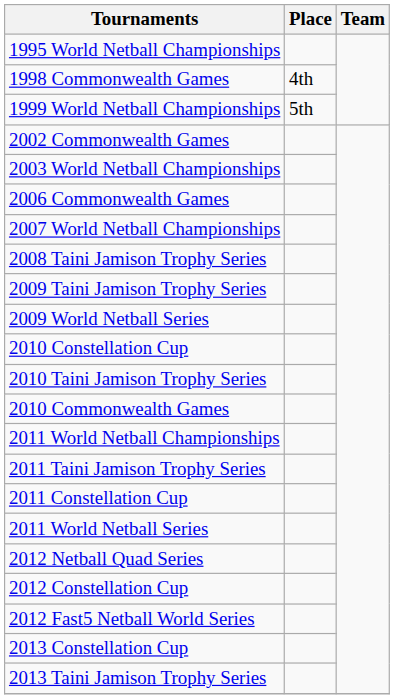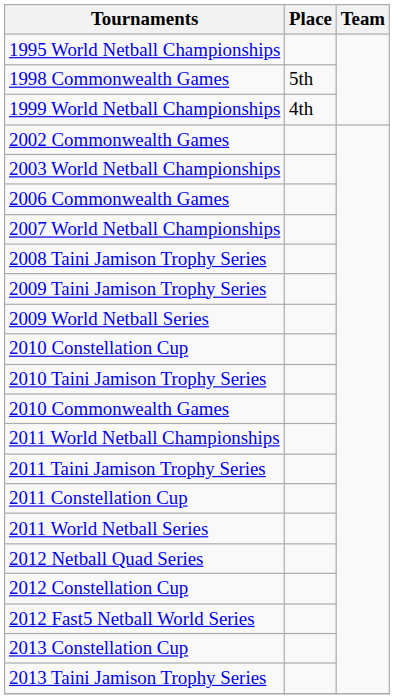(301, 79) 4th -> (301, 79) 5th
(301, 109) 5th -> (301, 109) 4th
